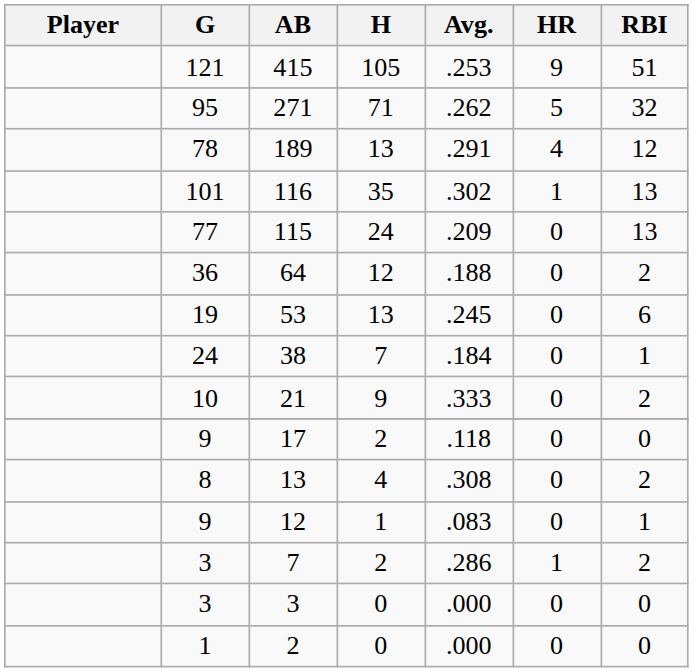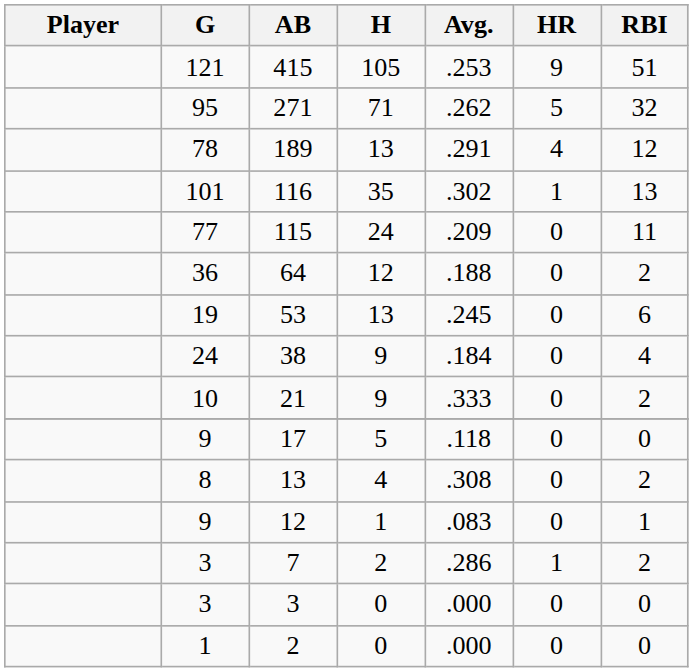(645, 231) 13 -> (645, 231) 11
(381, 356) 7 -> (381, 356) 9
(645, 356) 1 -> (645, 356) 4
(381, 438) 2 -> (381, 438) 5
